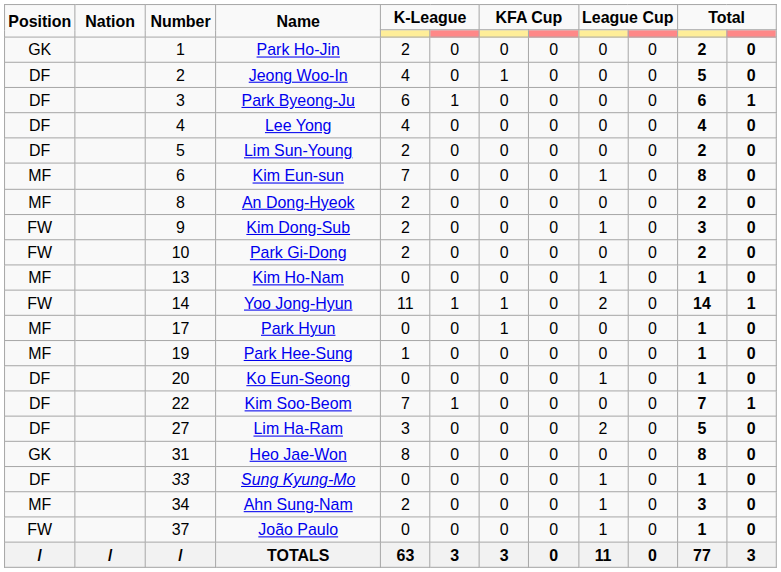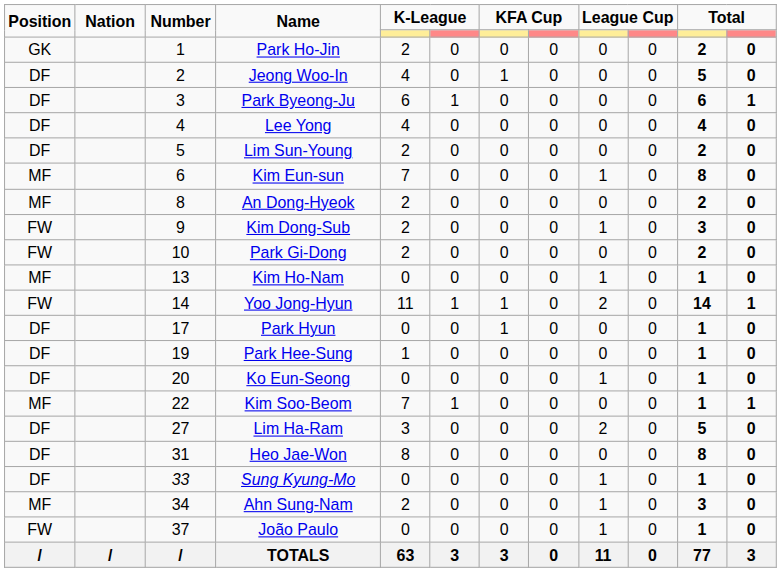(40, 328) MF -> (40, 328) DF
(40, 353) MF -> (40, 353) DF
(40, 404) DF -> (40, 404) MF
(702, 404) 7 -> (702, 404) 1
(40, 454) GK -> (40, 454) DF
